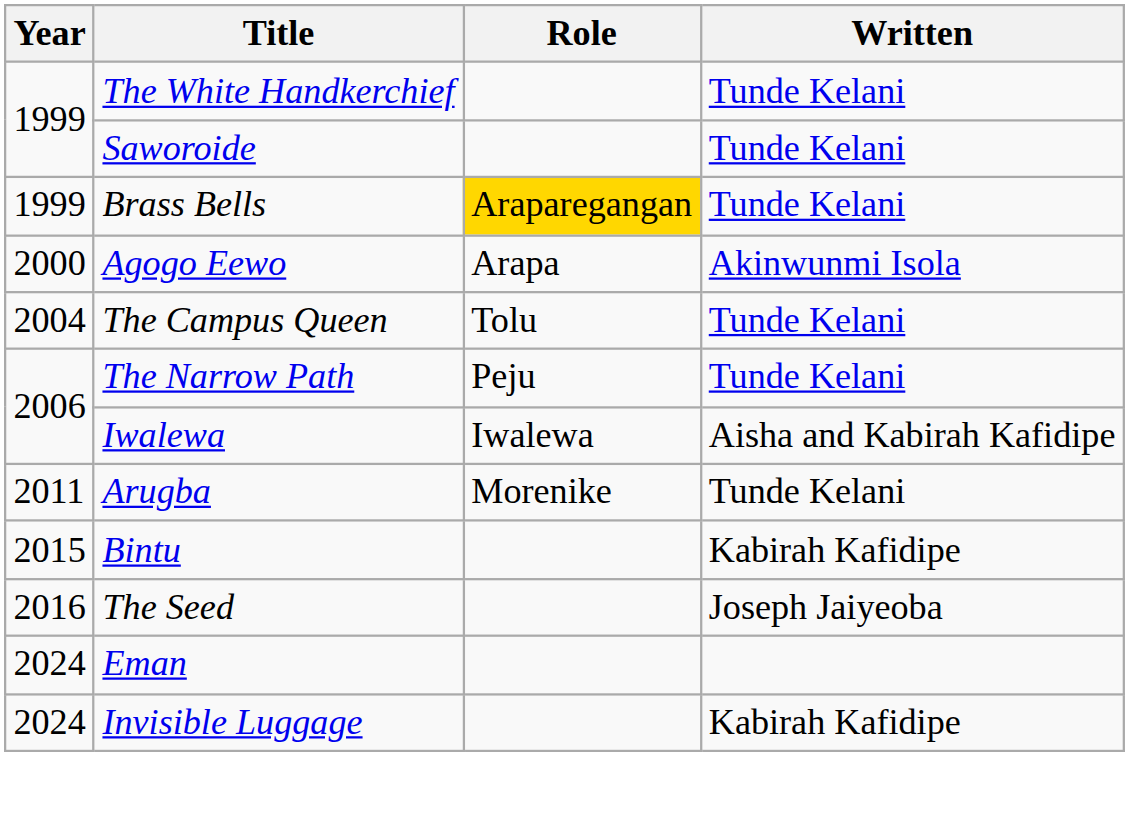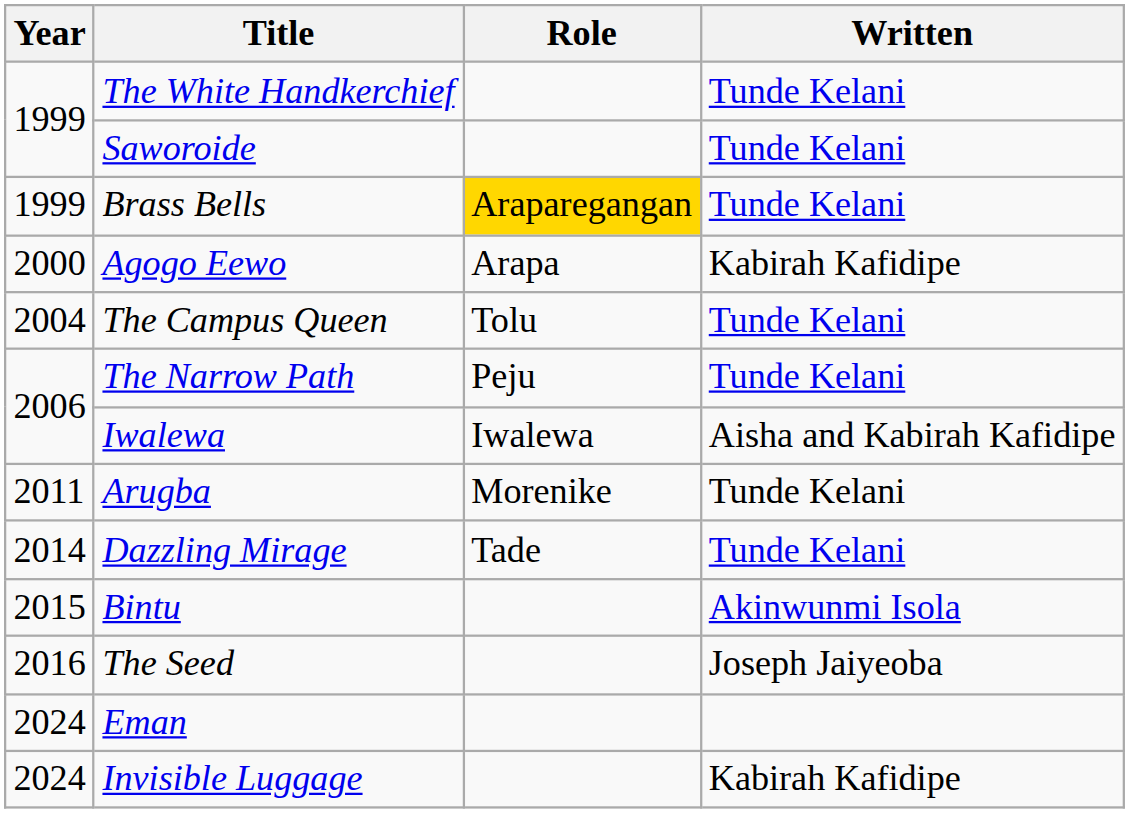(835, 262) Akinwunmi Isola -> (835, 262) Kabirah Kafidipe
+ row: (224, 549)
(835, 549) Kabirah Kafidipe -> (835, 606) Akinwunmi Isola
